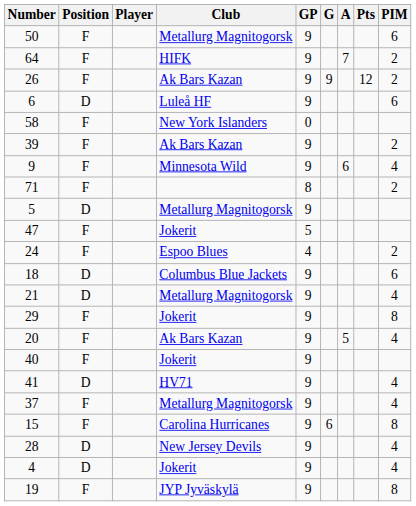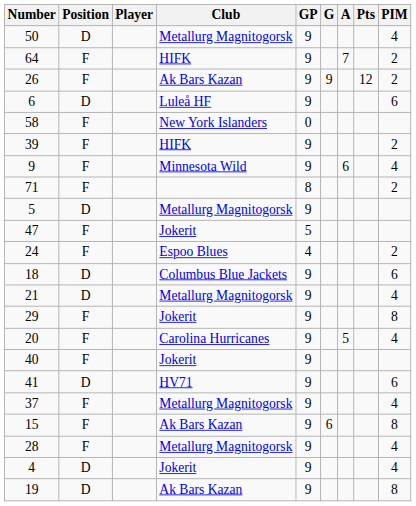(86, 36) F -> (86, 36) D
(394, 36) 6 -> (394, 36) 4
(201, 144) Ak Bars Kazan -> (175, 144) HIFK
(201, 338) Ak Bars Kazan -> (214, 338) Carolina Hurricanes
(394, 381) 4 -> (394, 381) 6
(214, 425) Carolina Hurricanes -> (201, 425) Ak Bars Kazan
(86, 446) D -> (86, 446) F
(210, 446) New Jersey Devils -> (226, 446) Metallurg Magnitogorsk
(86, 489) F -> (86, 489) D
(199, 489) JYP Jyväskylä -> (201, 489) Ak Bars Kazan
